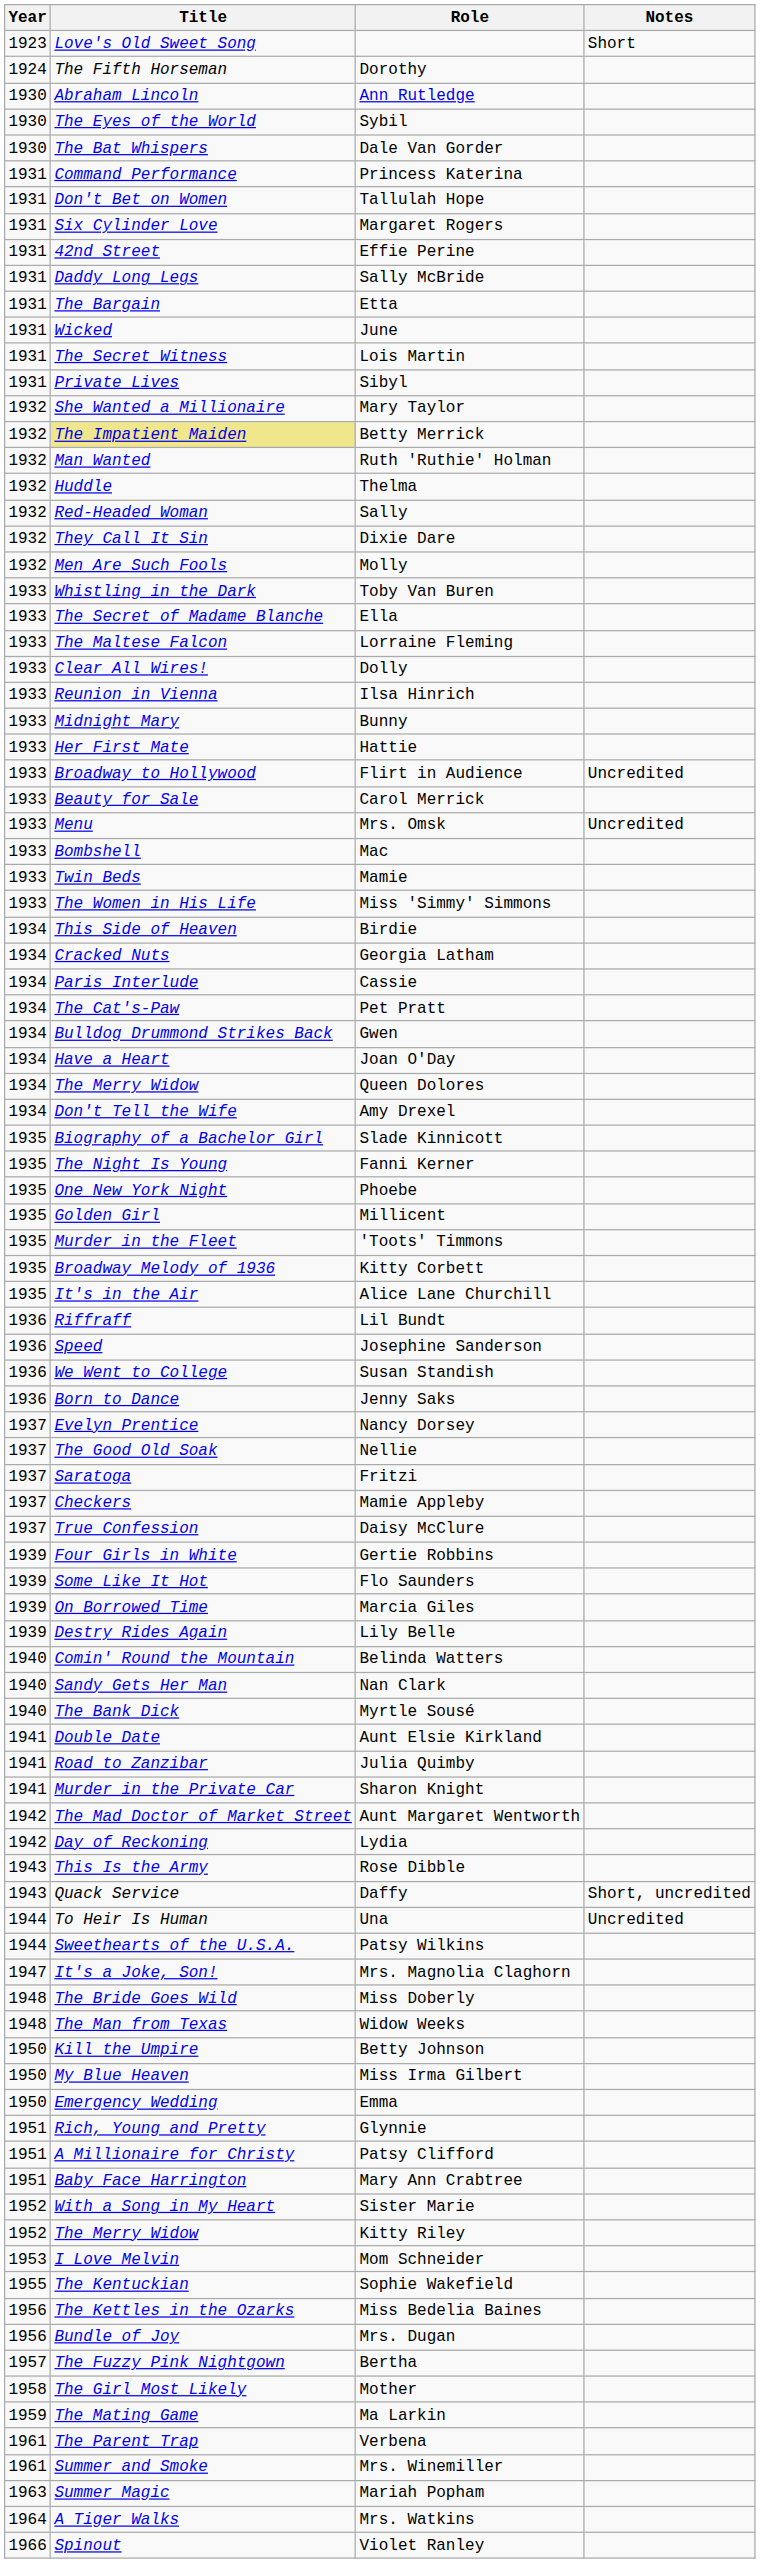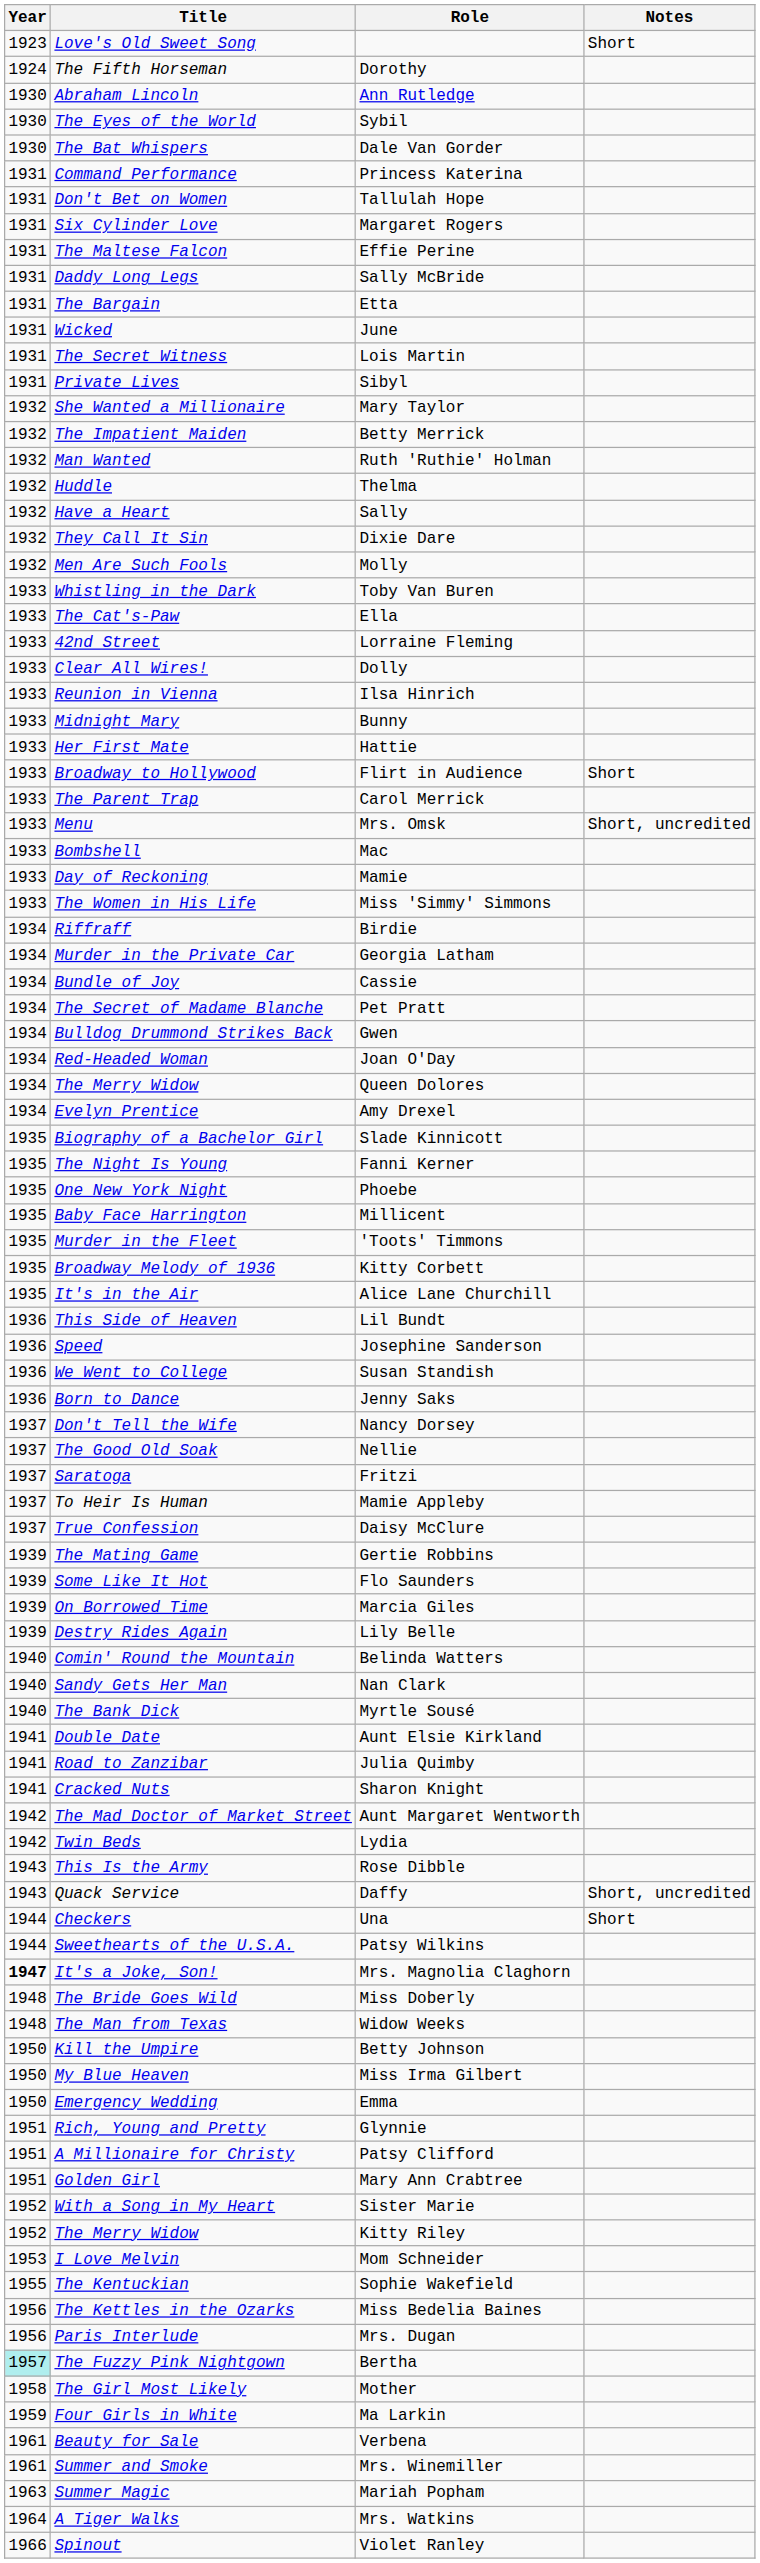(107, 252) 42nd Street -> (141, 252) The Maltese Falcon
(150, 435) khaki background -> (150, 435) no background
(131, 513) Red-Headed Woman -> (112, 513) Have a Heart
(189, 617) The Secret of Madame Blanche -> (117, 617) The Cat's-Paw
(141, 643) The Maltese Falcon -> (107, 643) 42nd Street
(636, 773) Uncredited -> (612, 773) Short
(126, 799) Beauty for Sale -> (126, 799) The Parent Trap
(636, 826) Uncredited -> (669, 826) Short, uncredited
(98, 878) Twin Beds -> (131, 878) Day of Reckoning
(146, 930) This Side of Heaven -> (93, 930) Riffraff
(112, 956) Cracked Nuts -> (174, 956) Murder in the Private Car
(126, 982) Paris Interlude -> (117, 982) Bundle of Joy
(117, 1008) The Cat's-Paw -> (189, 1008) The Secret of Madame Blanche
(112, 1060) Have a Heart -> (131, 1060) Red-Headed Woman
(146, 1112) Don't Tell the Wife -> (126, 1112) Evelyn Prentice
(107, 1216) Golden Girl -> (150, 1216) Baby Face Harrington
(93, 1321) Riffraff -> (146, 1321) This Side of Heaven
(126, 1425) Evelyn Prentice -> (146, 1425) Don't Tell the Wife
(93, 1503) Checkers -> (131, 1503) To Heir Is Human
(146, 1555) Four Girls in White -> (126, 1555) The Mating Game
(174, 1790) Murder in the Private Car -> (112, 1790) Cracked Nuts
(131, 1842) Day of Reckoning -> (98, 1842) Twin Beds
(131, 1920) To Heir Is Human -> (93, 1920) Checkers
(636, 1920) Uncredited -> (612, 1920) Short
(28, 1972) normal -> (28, 1972) bold
(150, 2181) Baby Face Harrington -> (107, 2181) Golden Girl
(117, 2337) Bundle of Joy -> (126, 2337) Paris Interlude
(28, 2363) no background -> (28, 2363) paleturquoise background
(126, 2415) The Mating Game -> (146, 2415) Four Girls in White
(126, 2441) The Parent Trap -> (126, 2441) Beauty for Sale
